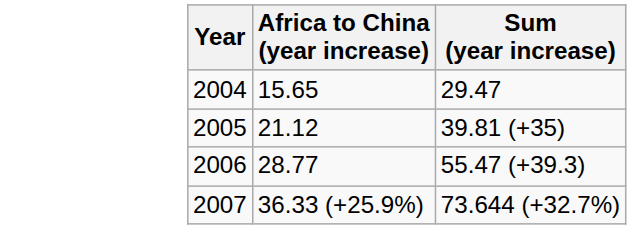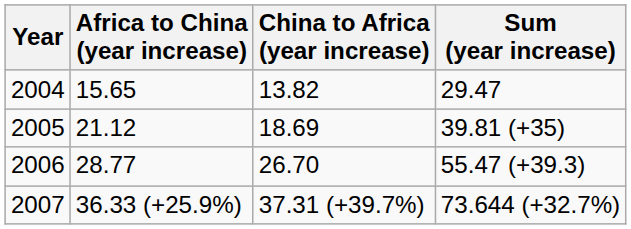+ column: (344, 37)
